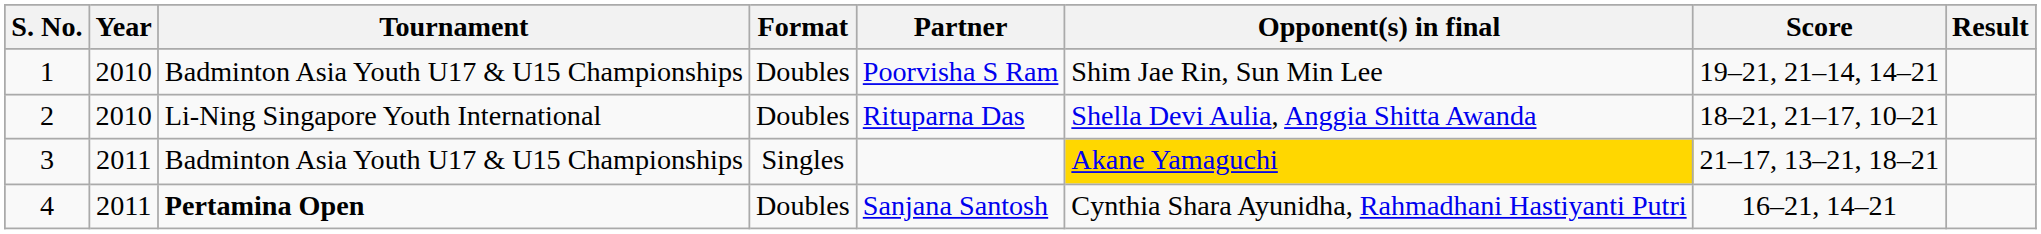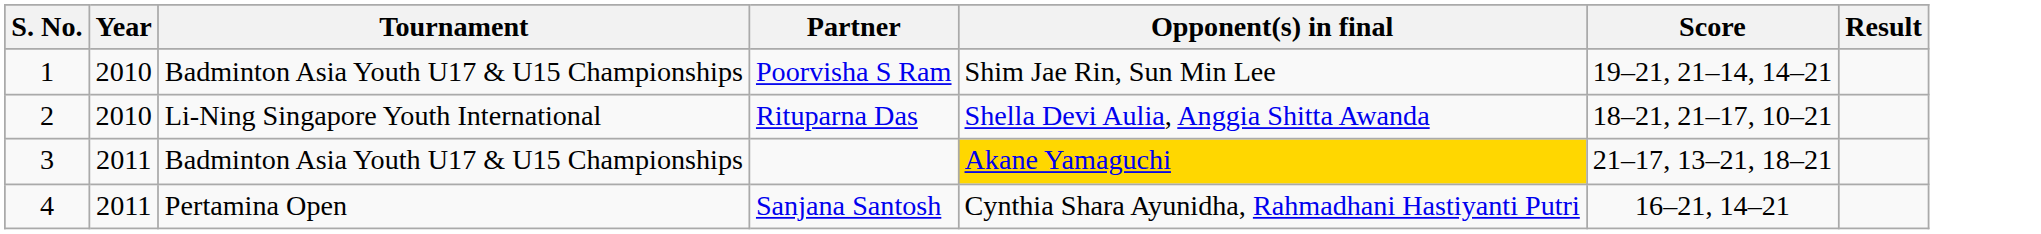- column: (803, 26)
(265, 205) bold -> (256, 205) normal
